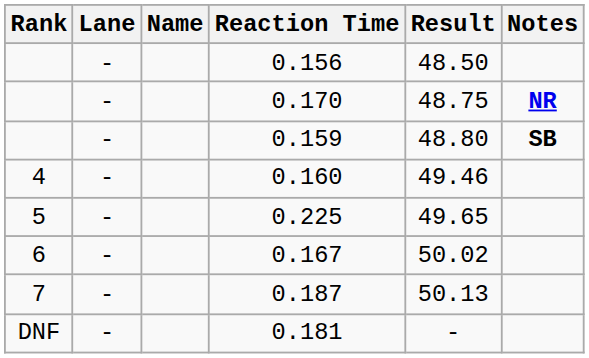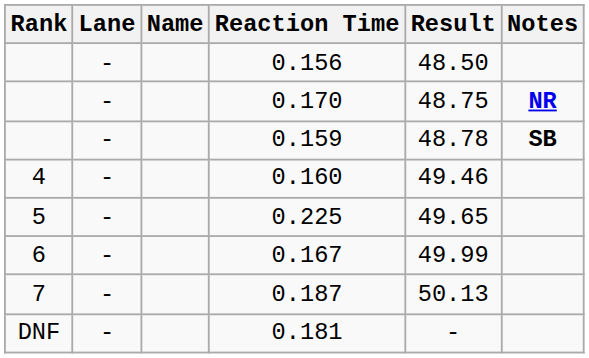(453, 140) 48.80 -> (453, 140) 48.78
(453, 256) 50.02 -> (453, 256) 49.99
